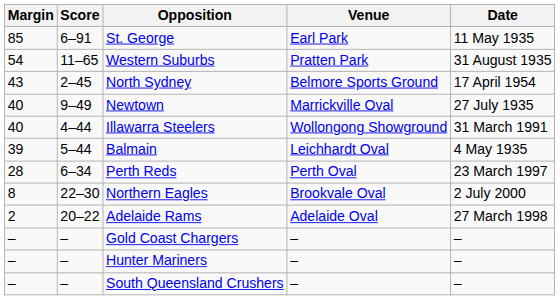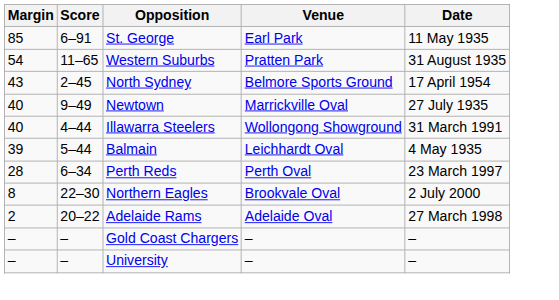- row: (156, 261)
- row: (195, 283)
+ row: (137, 261)
